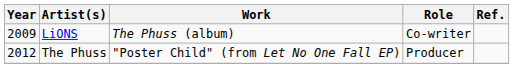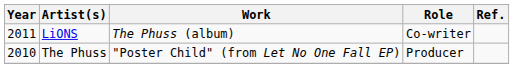(22, 34) 2009 -> (22, 34) 2011
(22, 53) 2012 -> (22, 53) 2010
